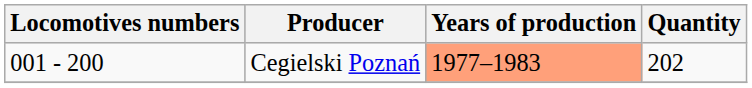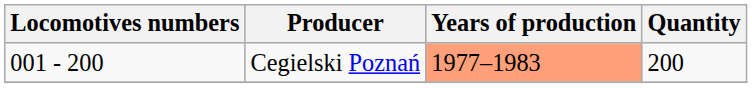(666, 62) 202 -> (666, 62) 200
